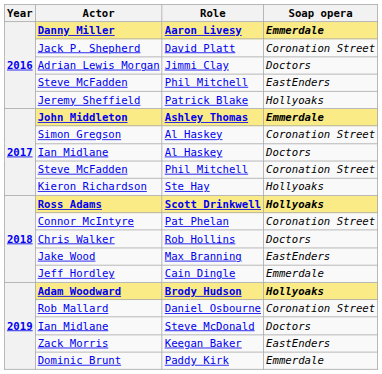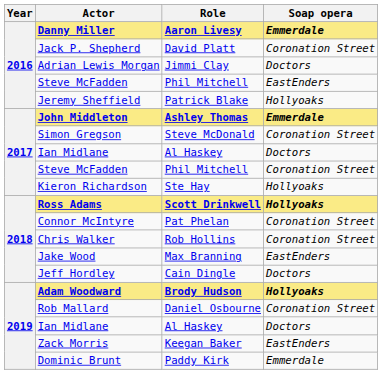(194, 135) Al Haskey -> (210, 135) Steve McDonald
(289, 239) Doctors -> (321, 239) Coronation Street
(295, 274) Emmerdale -> (289, 274) Doctors
(210, 326) Steve McDonald -> (194, 326) Al Haskey
